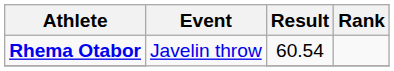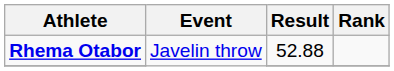(300, 50) 60.54 -> (300, 50) 52.88
